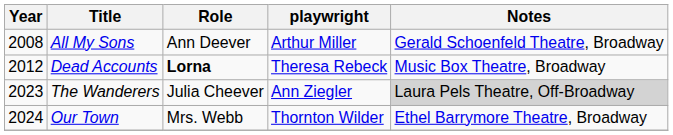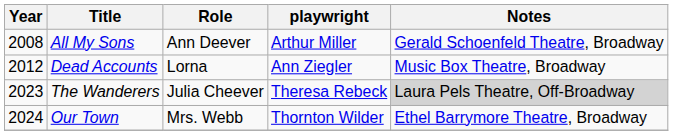(189, 67) bold -> (187, 67) normal
(329, 67) Theresa Rebeck -> (312, 67) Ann Ziegler
(312, 92) Ann Ziegler -> (329, 92) Theresa Rebeck
